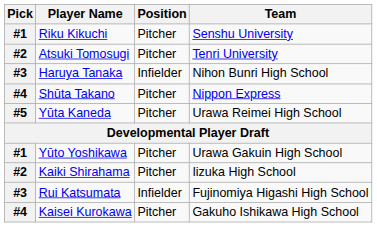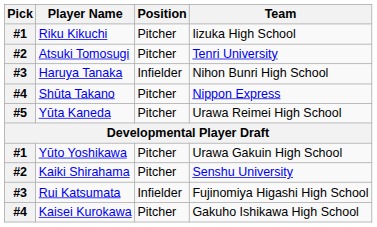(243, 34) Senshu University -> (244, 34) Iizuka High School
(244, 172) Iizuka High School -> (243, 172) Senshu University
